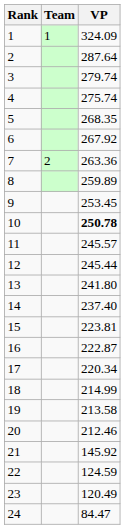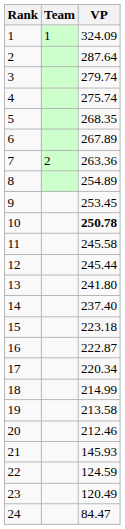(99, 139) 267.92 -> (99, 139) 267.89
(99, 181) 259.89 -> (99, 181) 254.89
(99, 243) 245.57 -> (99, 243) 245.58
(99, 327) 223.81 -> (99, 327) 223.18
(99, 451) 145.92 -> (99, 451) 145.93
